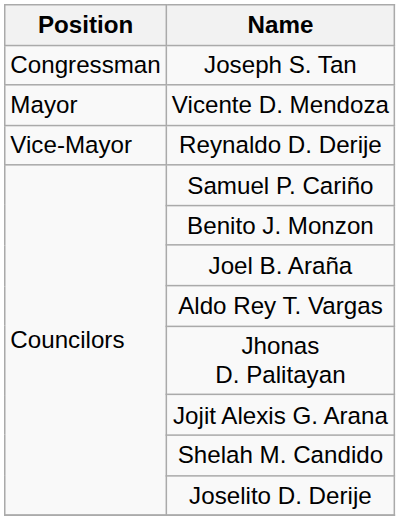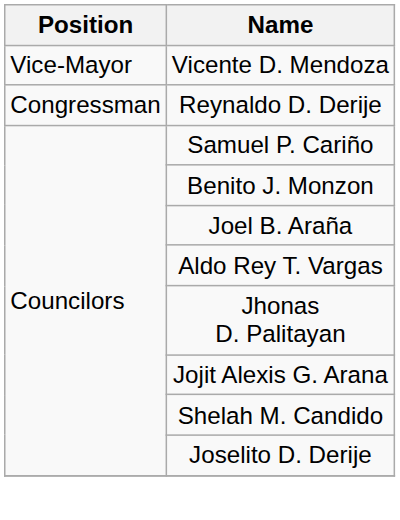- row: (280, 65)
(44, 105) Mayor -> (71, 65) Vice-Mayor
(71, 145) Vice-Mayor -> (86, 105) Congressman
